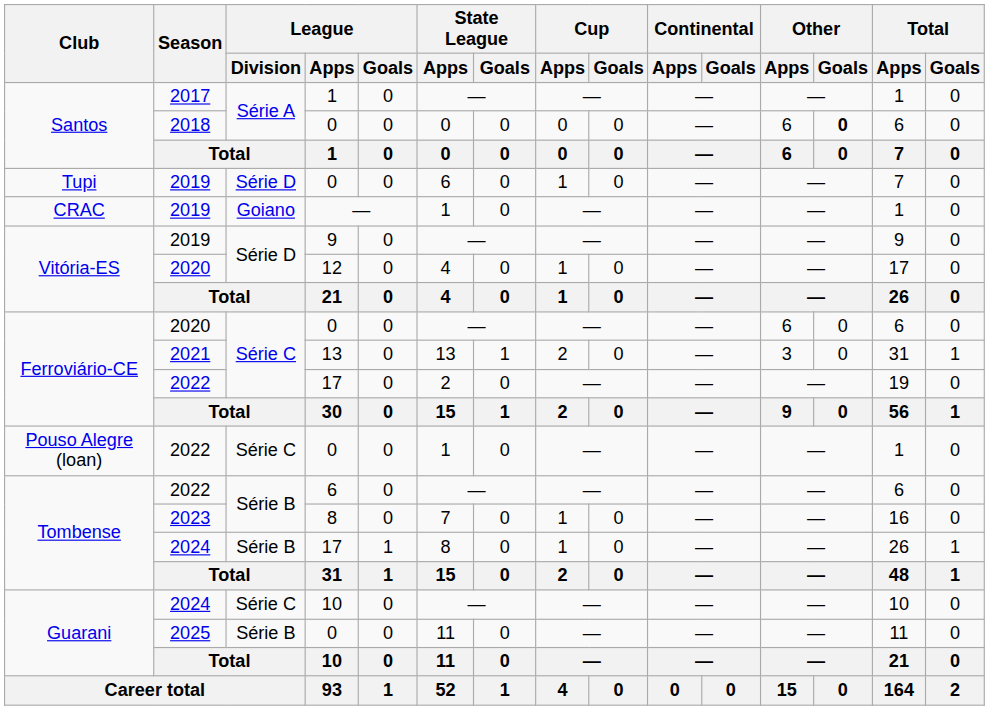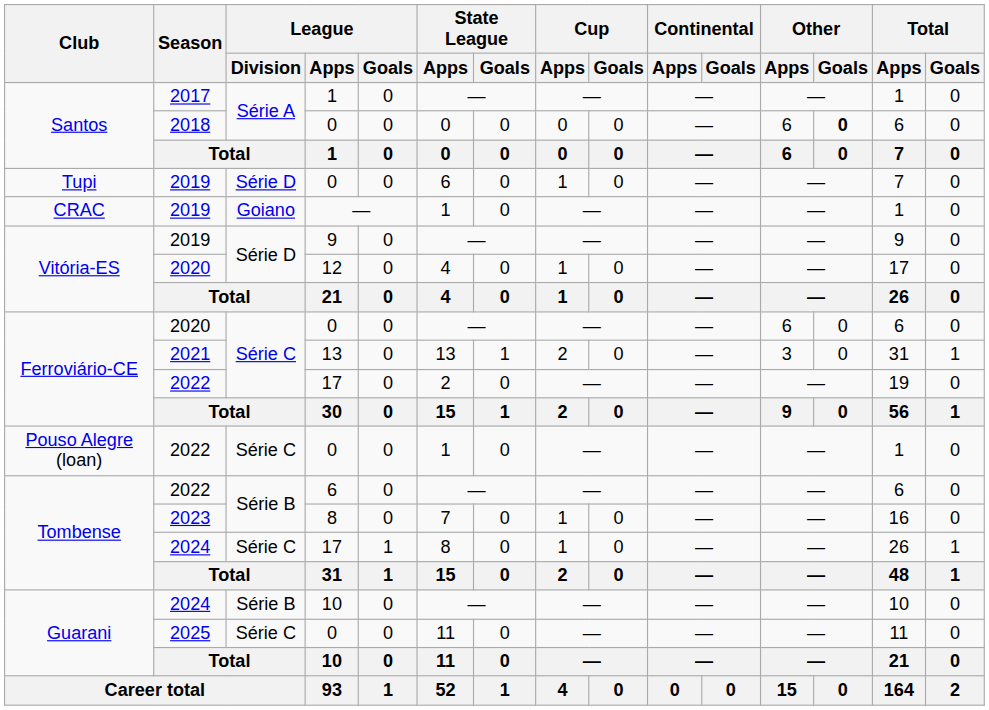(266, 546) Série B -> (266, 546) Série C
(266, 604) Série C -> (266, 604) Série B
(266, 632) Série B -> (266, 632) Série C
